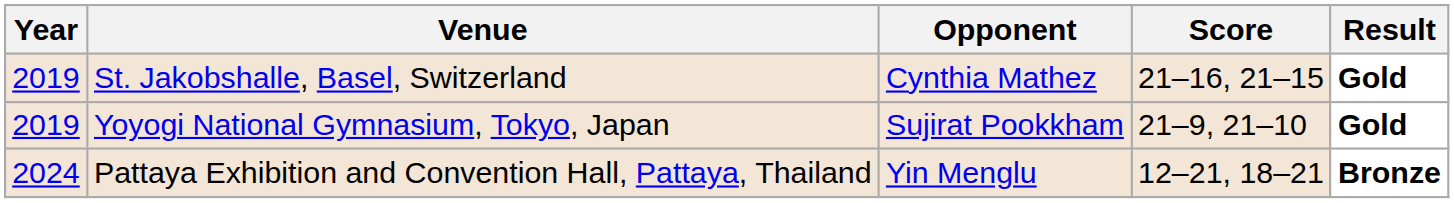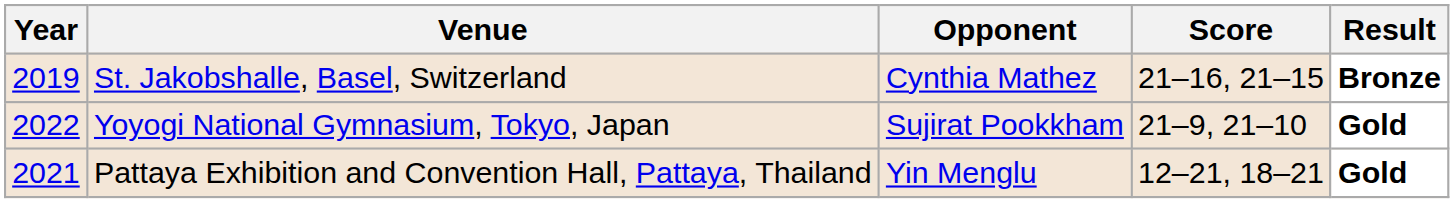(1373, 77) Gold -> (1390, 77) Bronze
(46, 125) 2019 -> (46, 125) 2022
(46, 173) 2024 -> (46, 173) 2021
(1390, 173) Bronze -> (1373, 173) Gold
